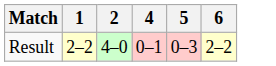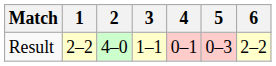+ column: (149, 18)
